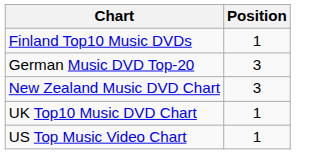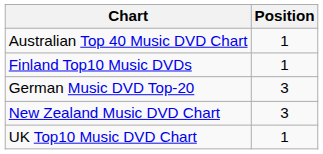+ row: (128, 40)
- row: (98, 137)
